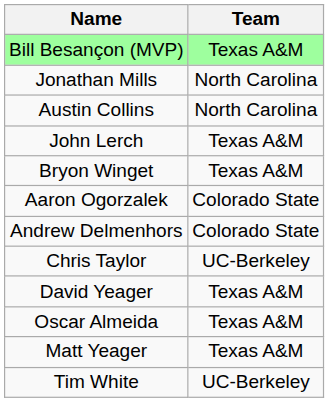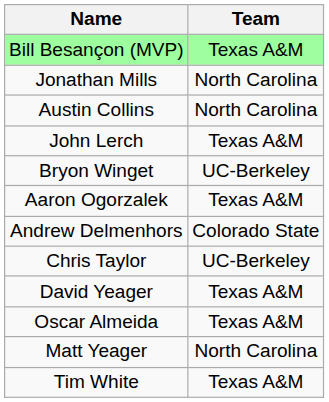(256, 170) Texas A&M -> (256, 170) UC-Berkeley
(256, 200) Colorado State -> (256, 200) Texas A&M
(256, 351) Texas A&M -> (256, 351) North Carolina
(256, 381) UC-Berkeley -> (256, 381) Texas A&M
